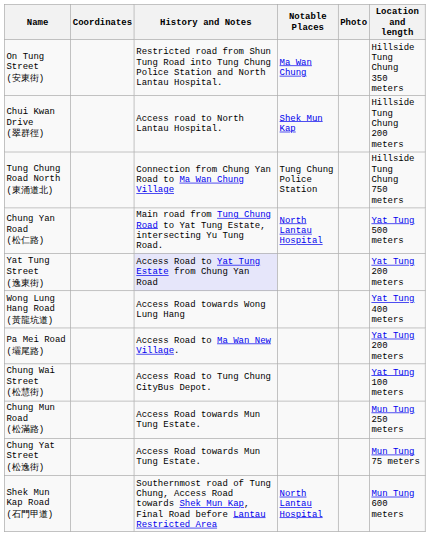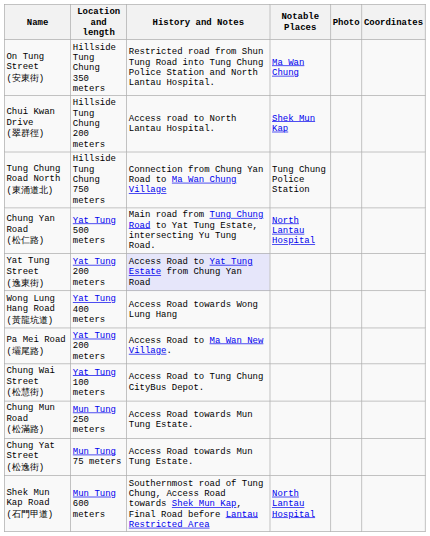columns swapped: (397, 22) <-> (102, 22)
